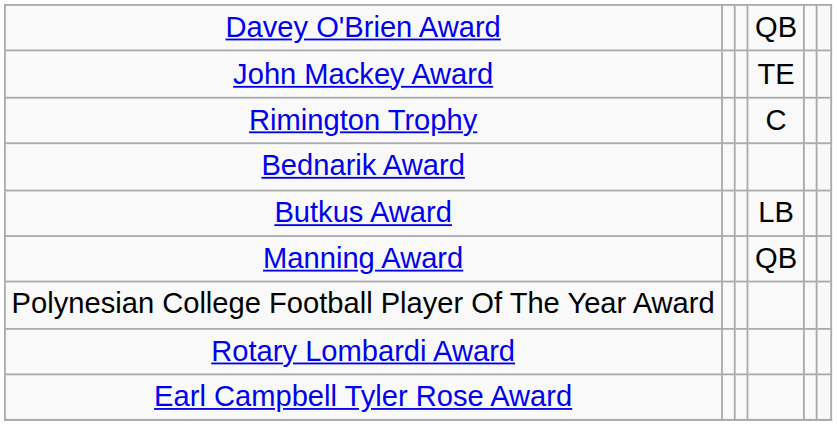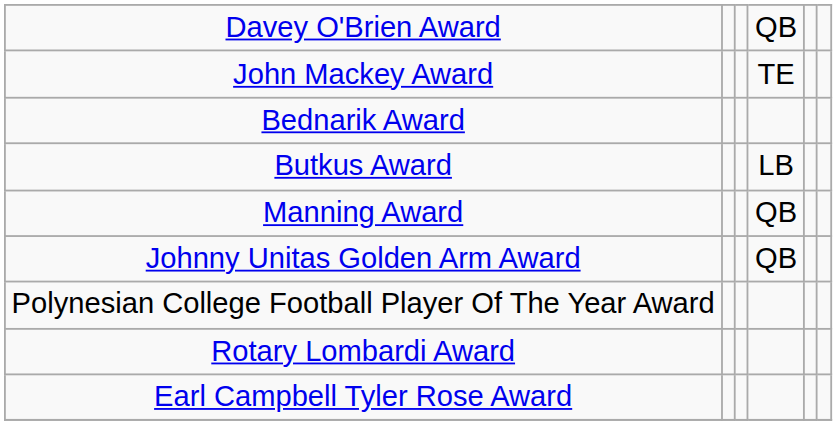- row: (363, 119)
+ row: (363, 258)
